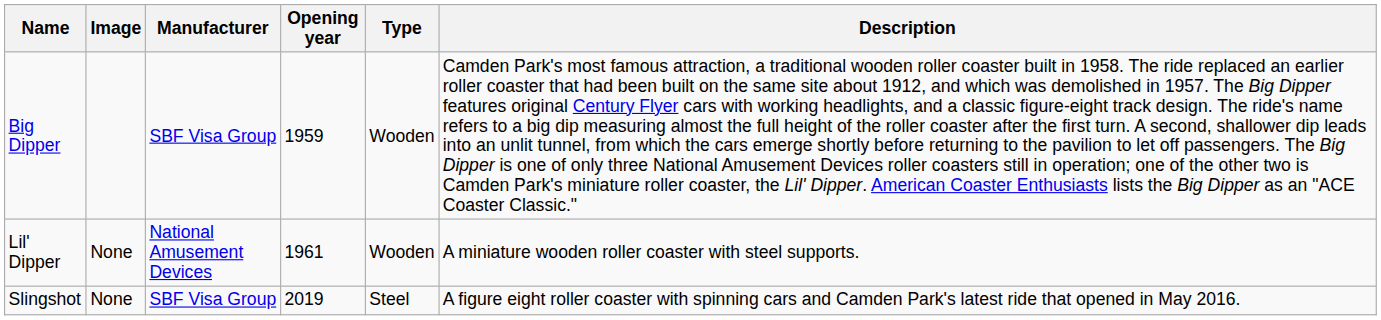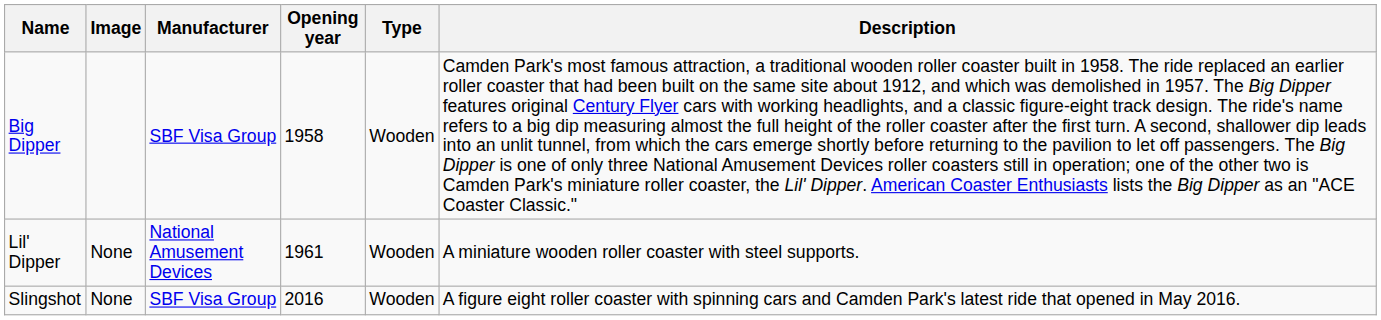(304, 135) 1959 -> (304, 135) 1958
(304, 300) 2019 -> (304, 300) 2016
(389, 300) Steel -> (402, 300) Wooden
